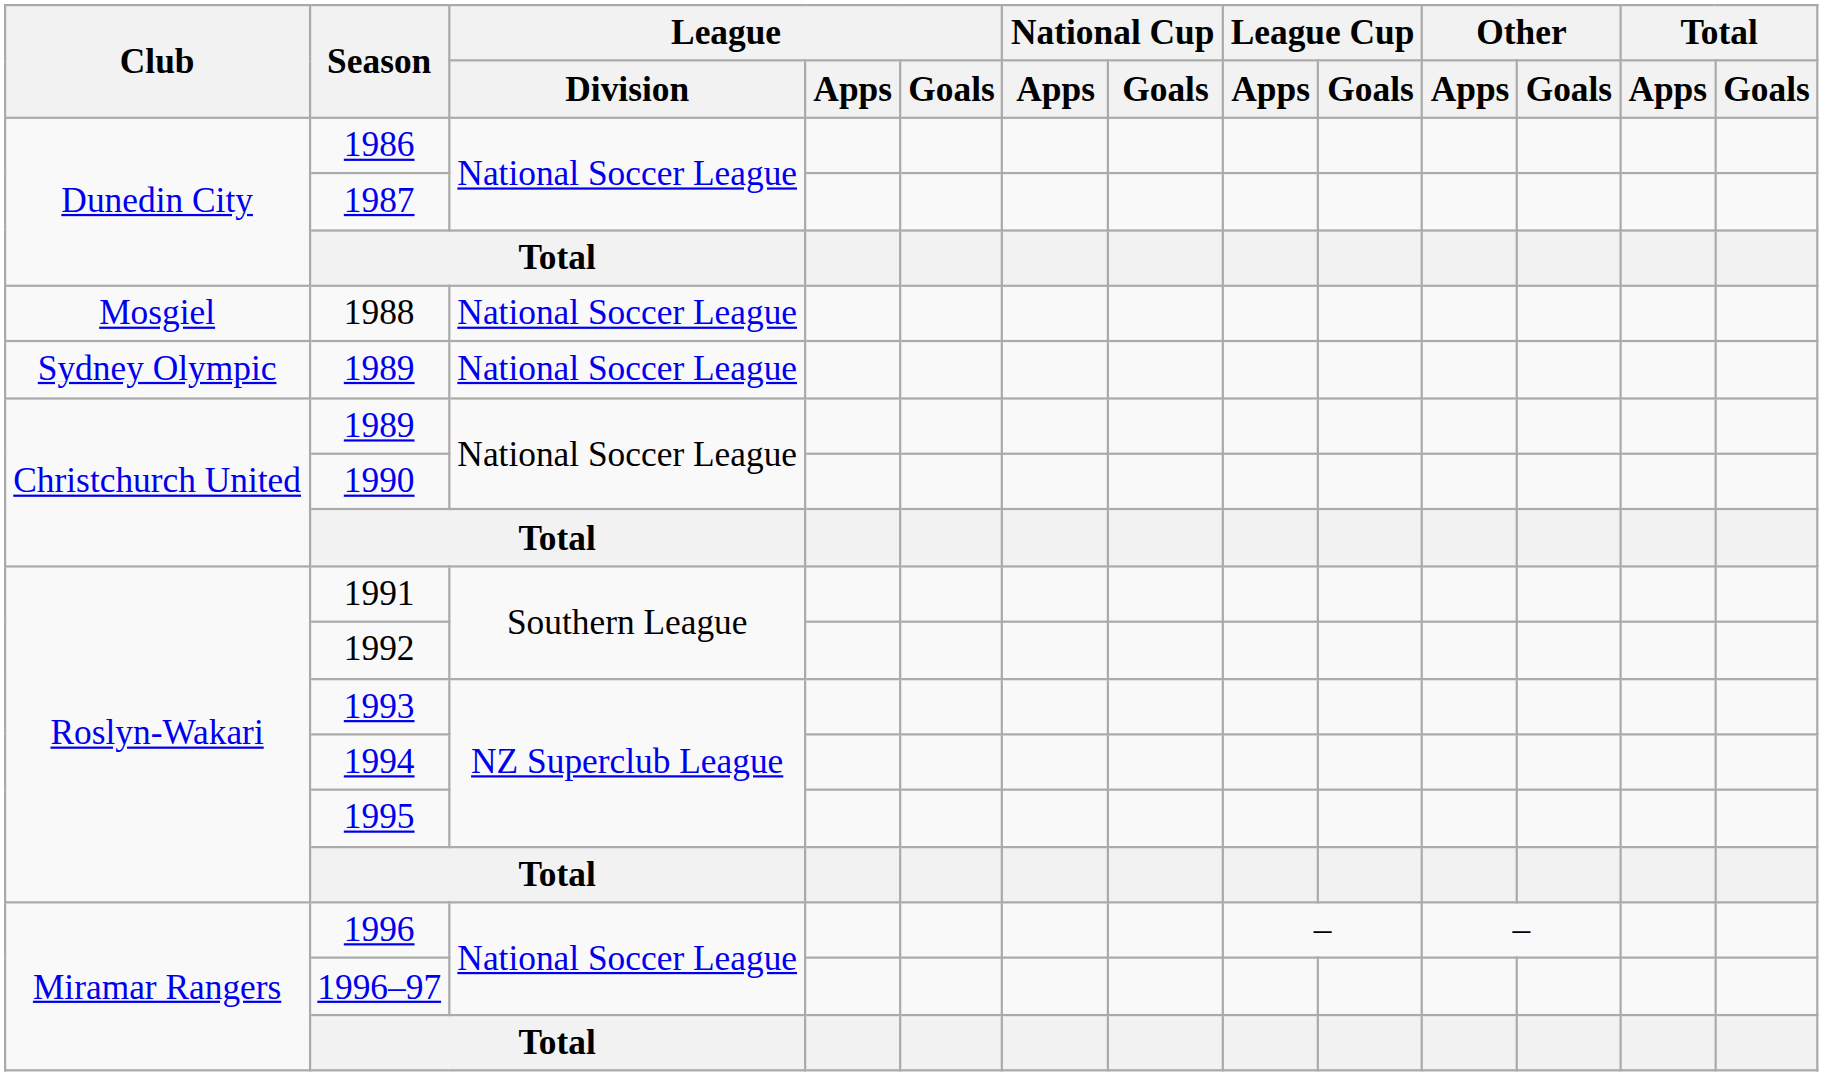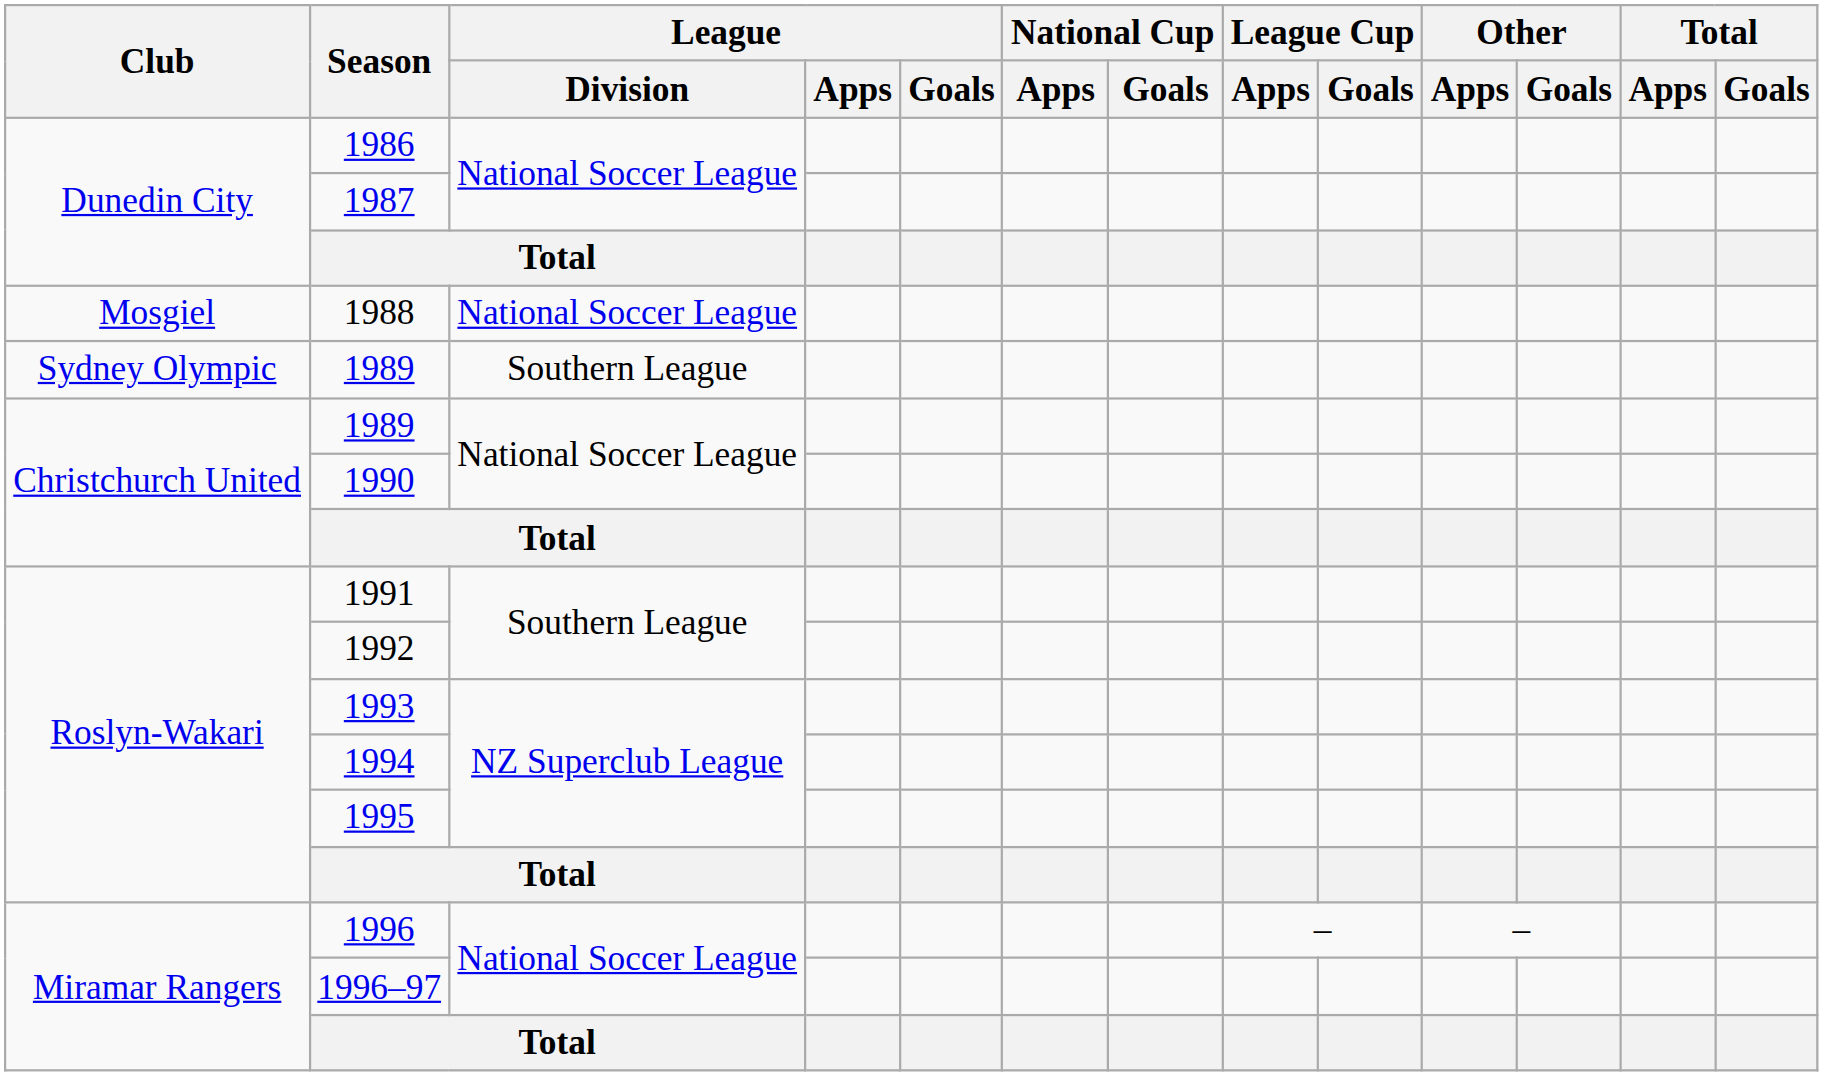(627, 369) National Soccer League -> (627, 369) Southern League
